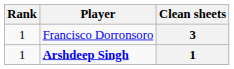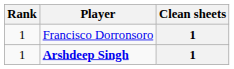(193, 34) 3 -> (193, 34) 1
